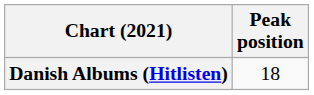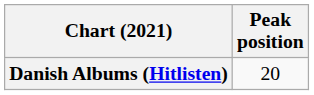(270, 73) 18 -> (270, 73) 20
